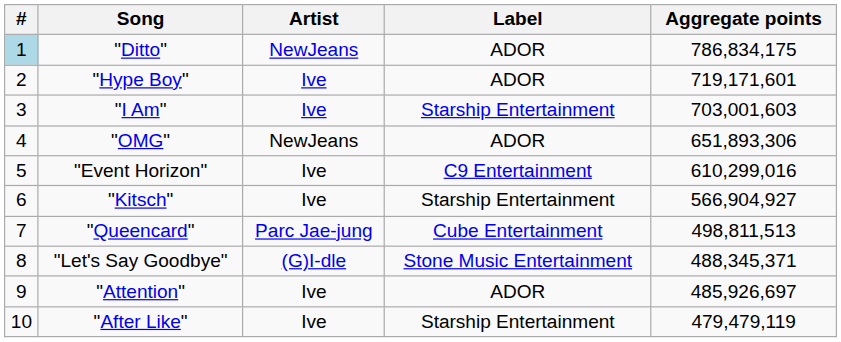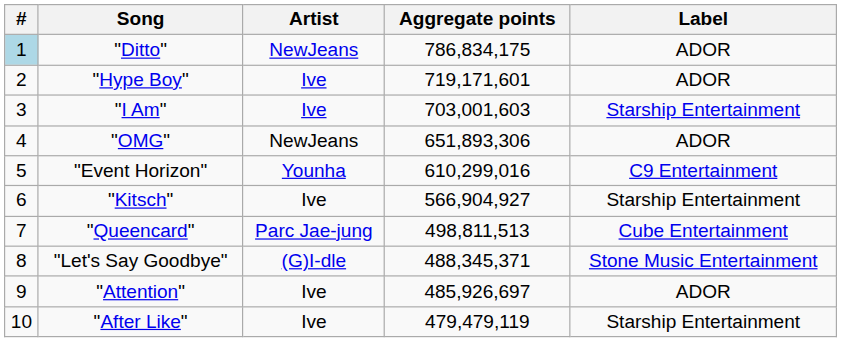columns swapped: (518, 19) <-> (744, 19)
(314, 170) Ive -> (314, 170) Younha
